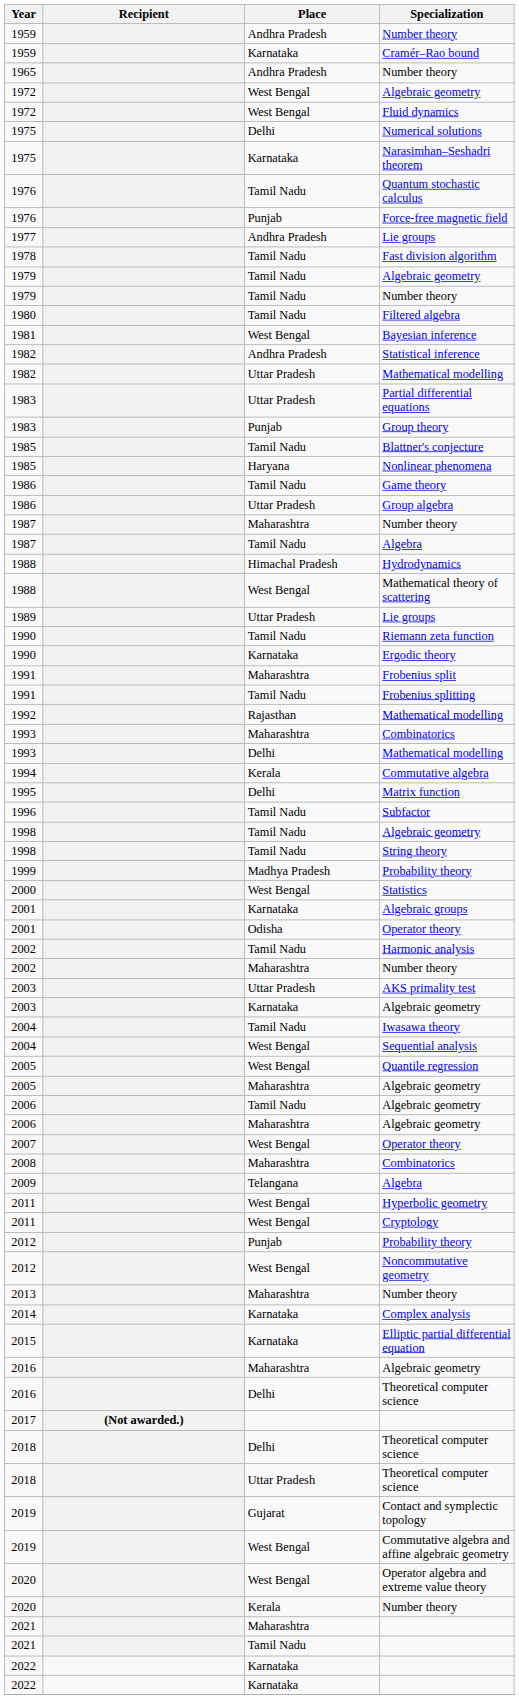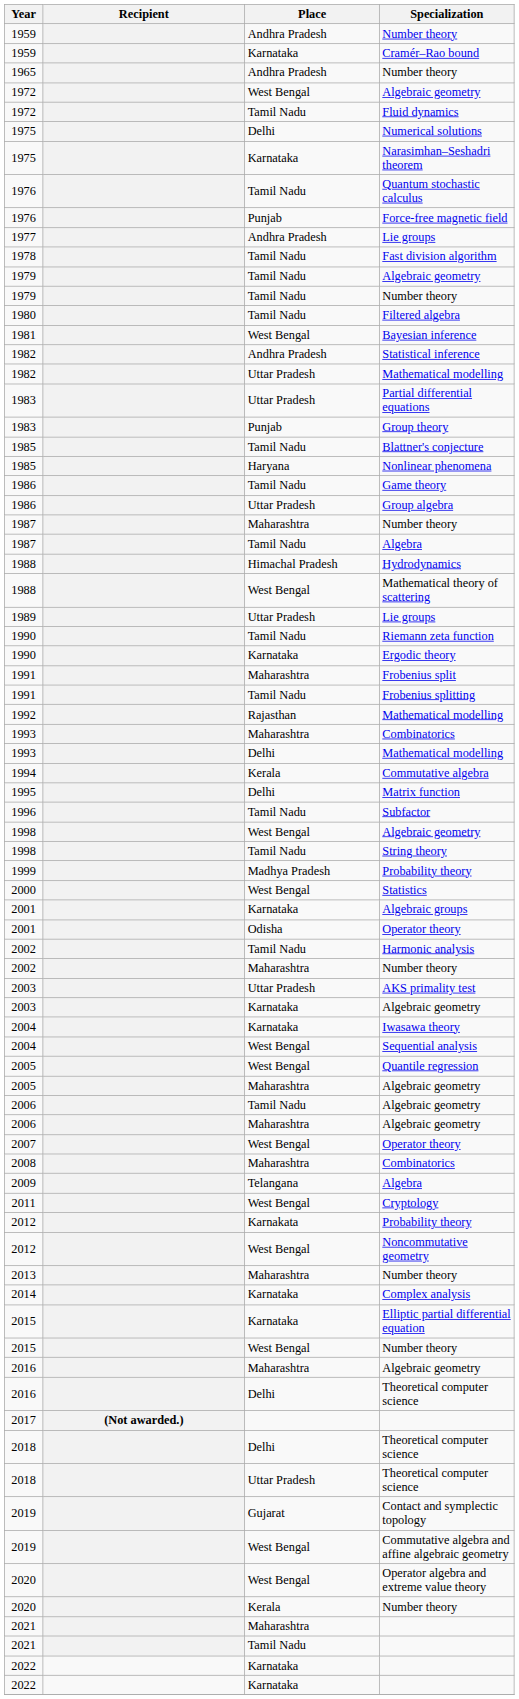(279, 111) West Bengal -> (277, 111) Tamil Nadu
(277, 831) Tamil Nadu -> (279, 831) West Bengal
(277, 1027) Tamil Nadu -> (273, 1027) Karnataka
- row: (24, 1202)
(265, 1242) Punjab -> (273, 1222) Karnakata
+ row: (24, 1347)
